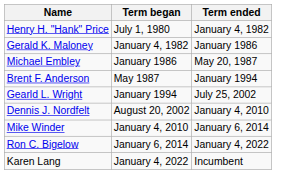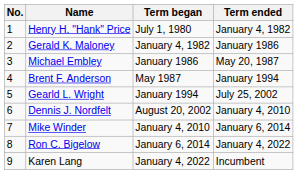+ column: (15, 12)
